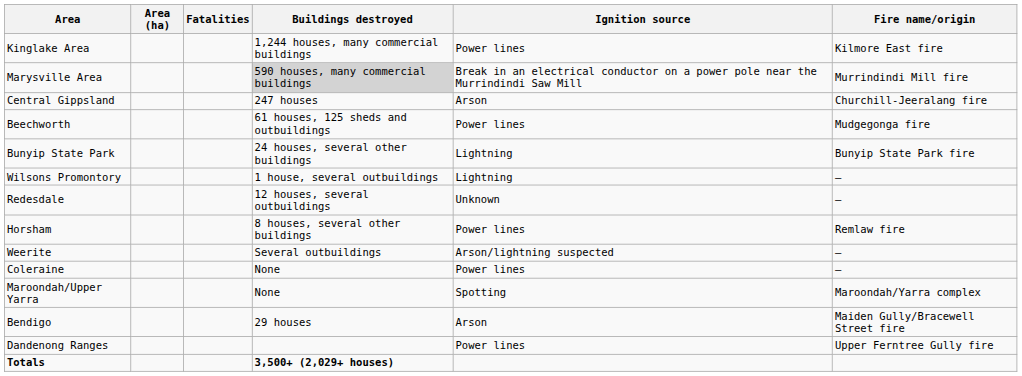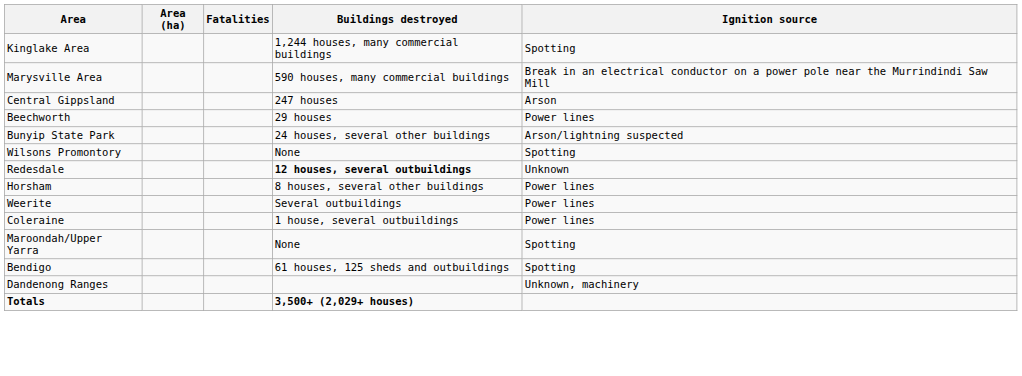- column: (925, 19)
(490, 48) Power lines -> (550, 48) Spotting
(340, 78) lightgrey background -> (392, 78) no background
(331, 124) 61 houses, 125 sheds and outbuildings -> (303, 118) 29 houses
(484, 153) Lightning -> (604, 135) Arson/lightning suspected
(347, 177) 1 house, several outbuildings -> (287, 152) None
(484, 177) Lightning -> (550, 152) Spotting
(312, 200) normal -> (373, 170) bold
(535, 252) Arson/lightning suspected -> (560, 204) Power lines
(267, 270) None -> (367, 221) 1 house, several outbuildings
(283, 322) 29 houses -> (392, 268) 61 houses, 125 sheds and outbuildings
(471, 322) Arson -> (550, 268) Spotting
(490, 345) Power lines -> (582, 285) Unknown, machinery
